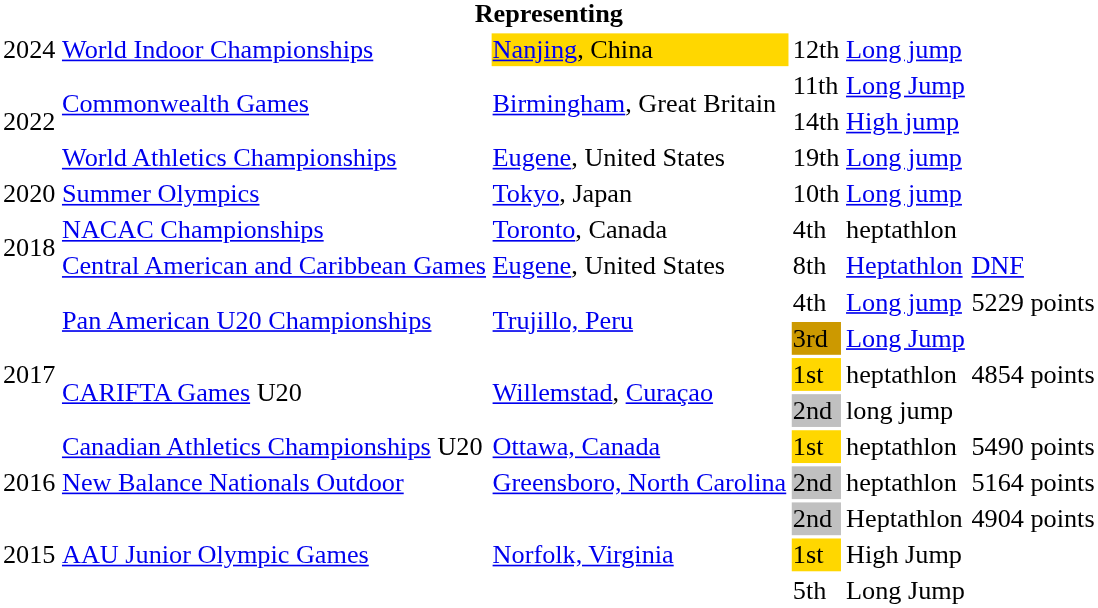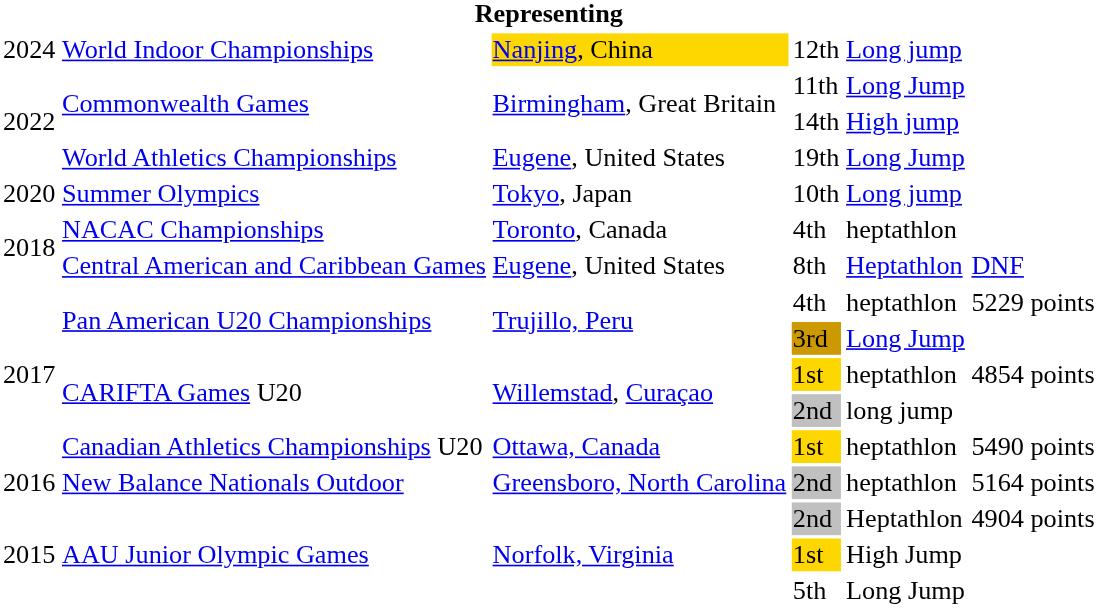(904, 157) Long jump -> (905, 157) Long Jump
(904, 302) Long jump -> (901, 302) heptathlon
